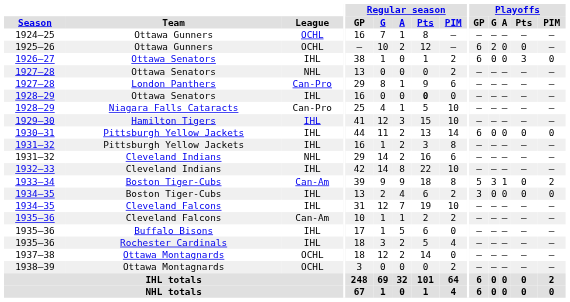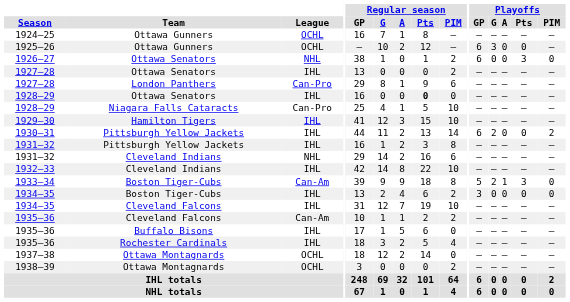(494, 47) 2 -> (494, 47) 3
(312, 59) IHL -> (312, 59) NHL
(312, 71) NHL -> (312, 71) IHL
(494, 133) 0 -> (494, 133) 2
(552, 133) 0 -> (552, 133) 2
(494, 181) 3 -> (494, 181) 2
(524, 181) 0 -> (524, 181) 3
(552, 181) 2 -> (552, 181) 0
